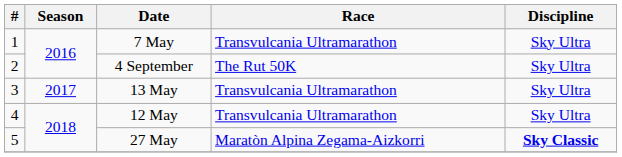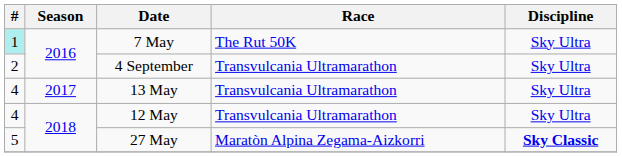(15, 41) no background -> (15, 41) paleturquoise background
(306, 41) Transvulcania Ultramarathon -> (256, 41) The Rut 50K
(256, 66) The Rut 50K -> (306, 66) Transvulcania Ultramarathon
(15, 90) 3 -> (15, 90) 4
